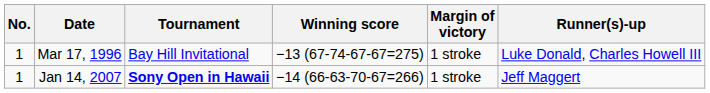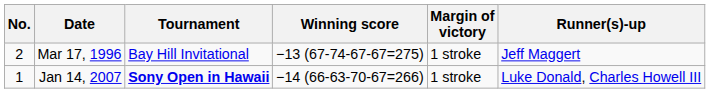(19, 55) 1 -> (19, 55) 2
(601, 55) Luke Donald, Charles Howell III -> (541, 55) Jeff Maggert
(541, 77) Jeff Maggert -> (601, 77) Luke Donald, Charles Howell III
